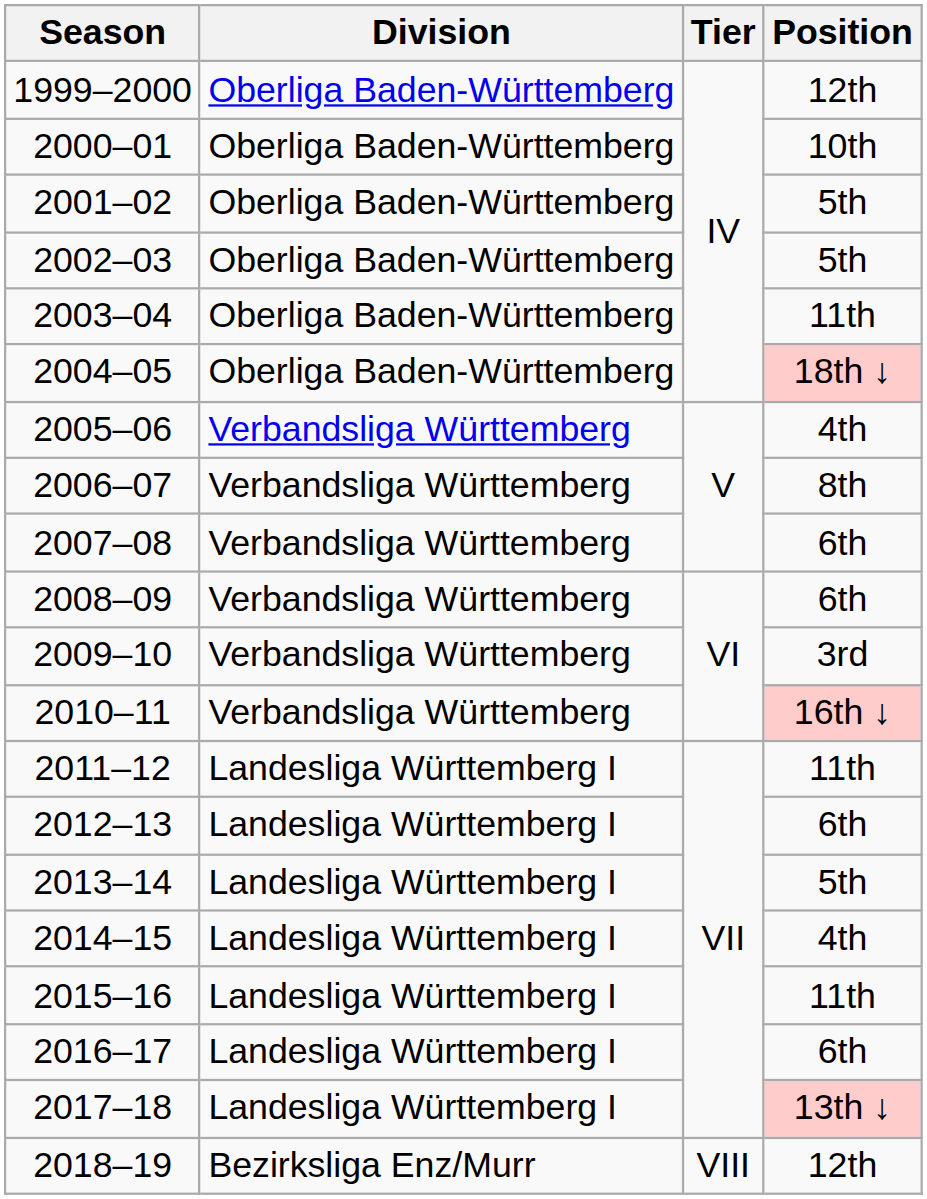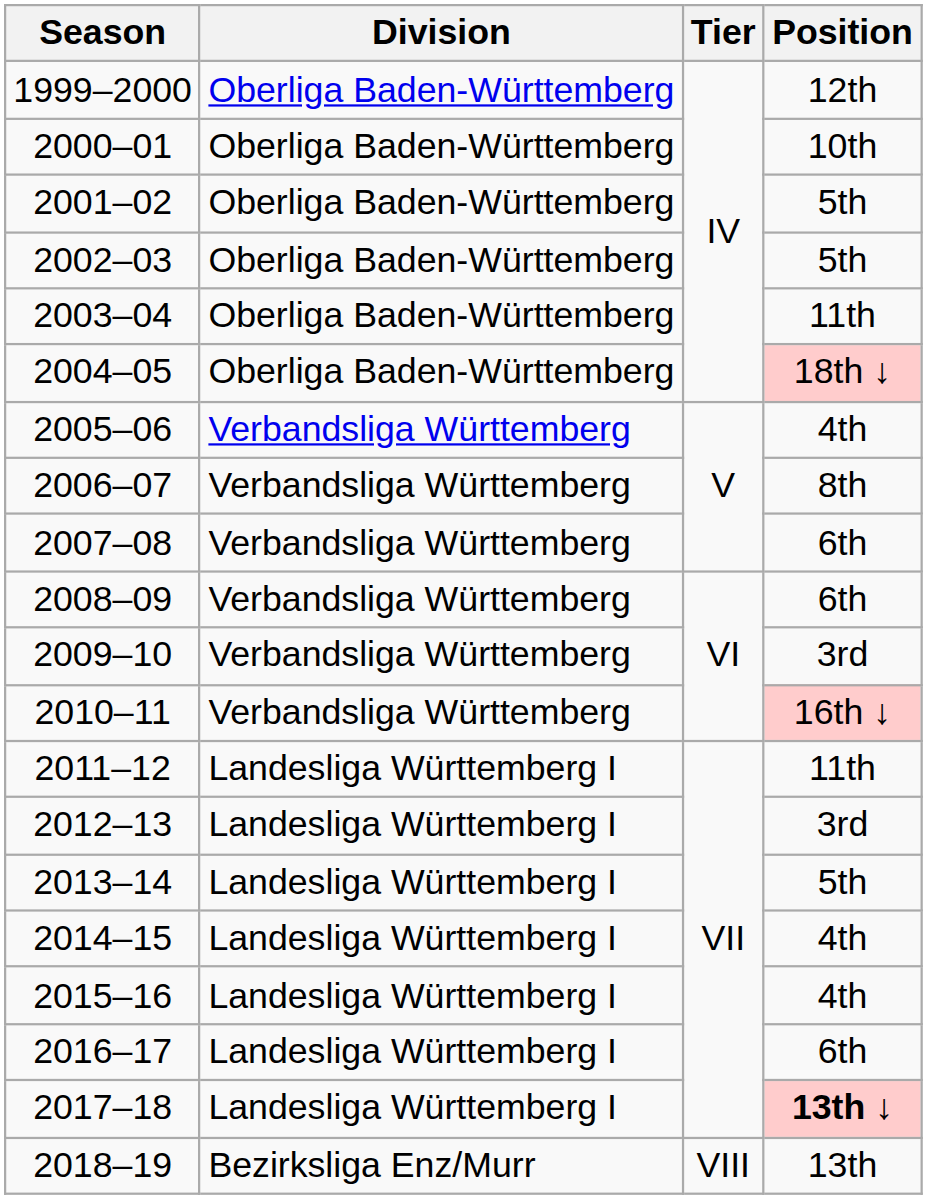(842, 825) 6th -> (842, 825) 3rd
(842, 994) 11th -> (842, 994) 4th
(842, 1107) normal -> (842, 1107) bold
(842, 1164) 12th -> (842, 1164) 13th
